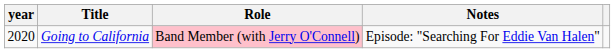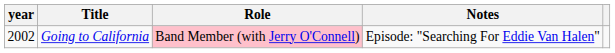(21, 36) 2020 -> (21, 36) 2002
